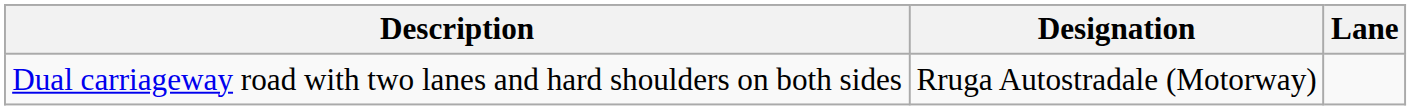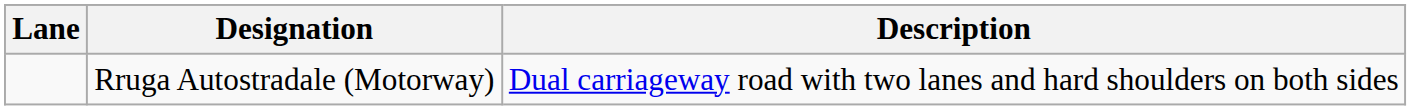columns swapped: (1365, 29) <-> (457, 29)
